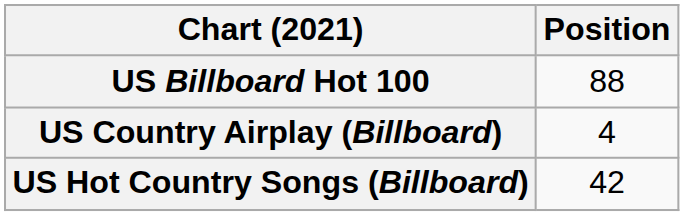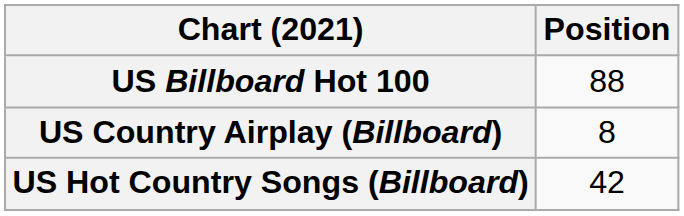(607, 132) 4 -> (607, 132) 8
